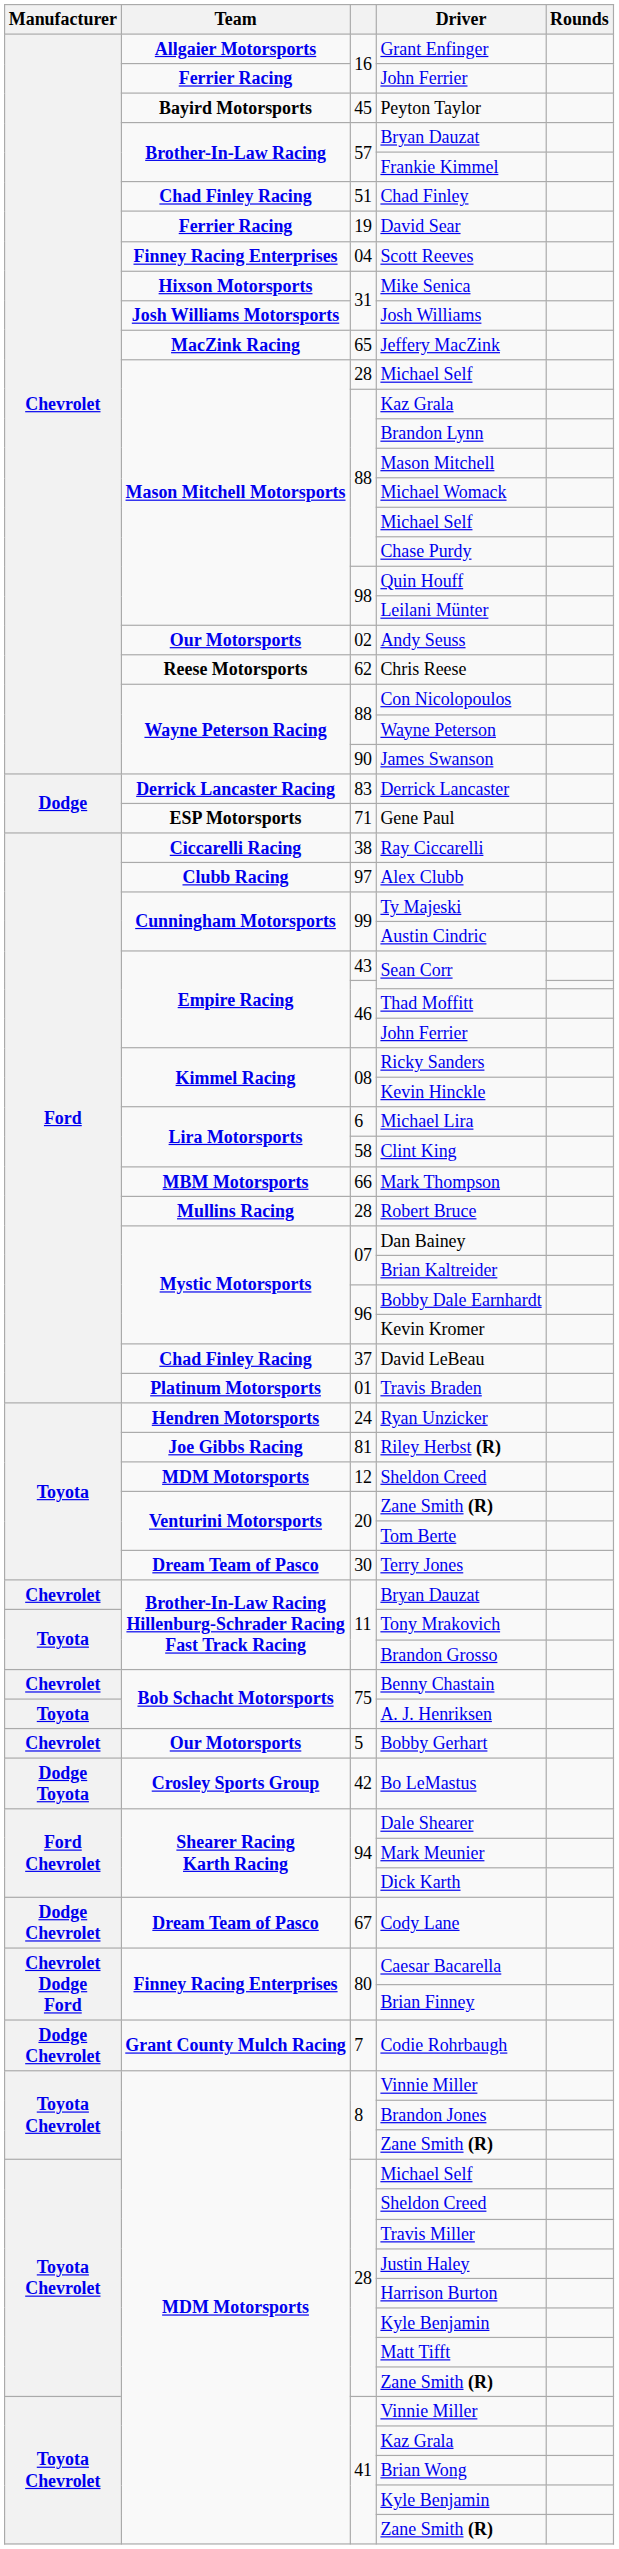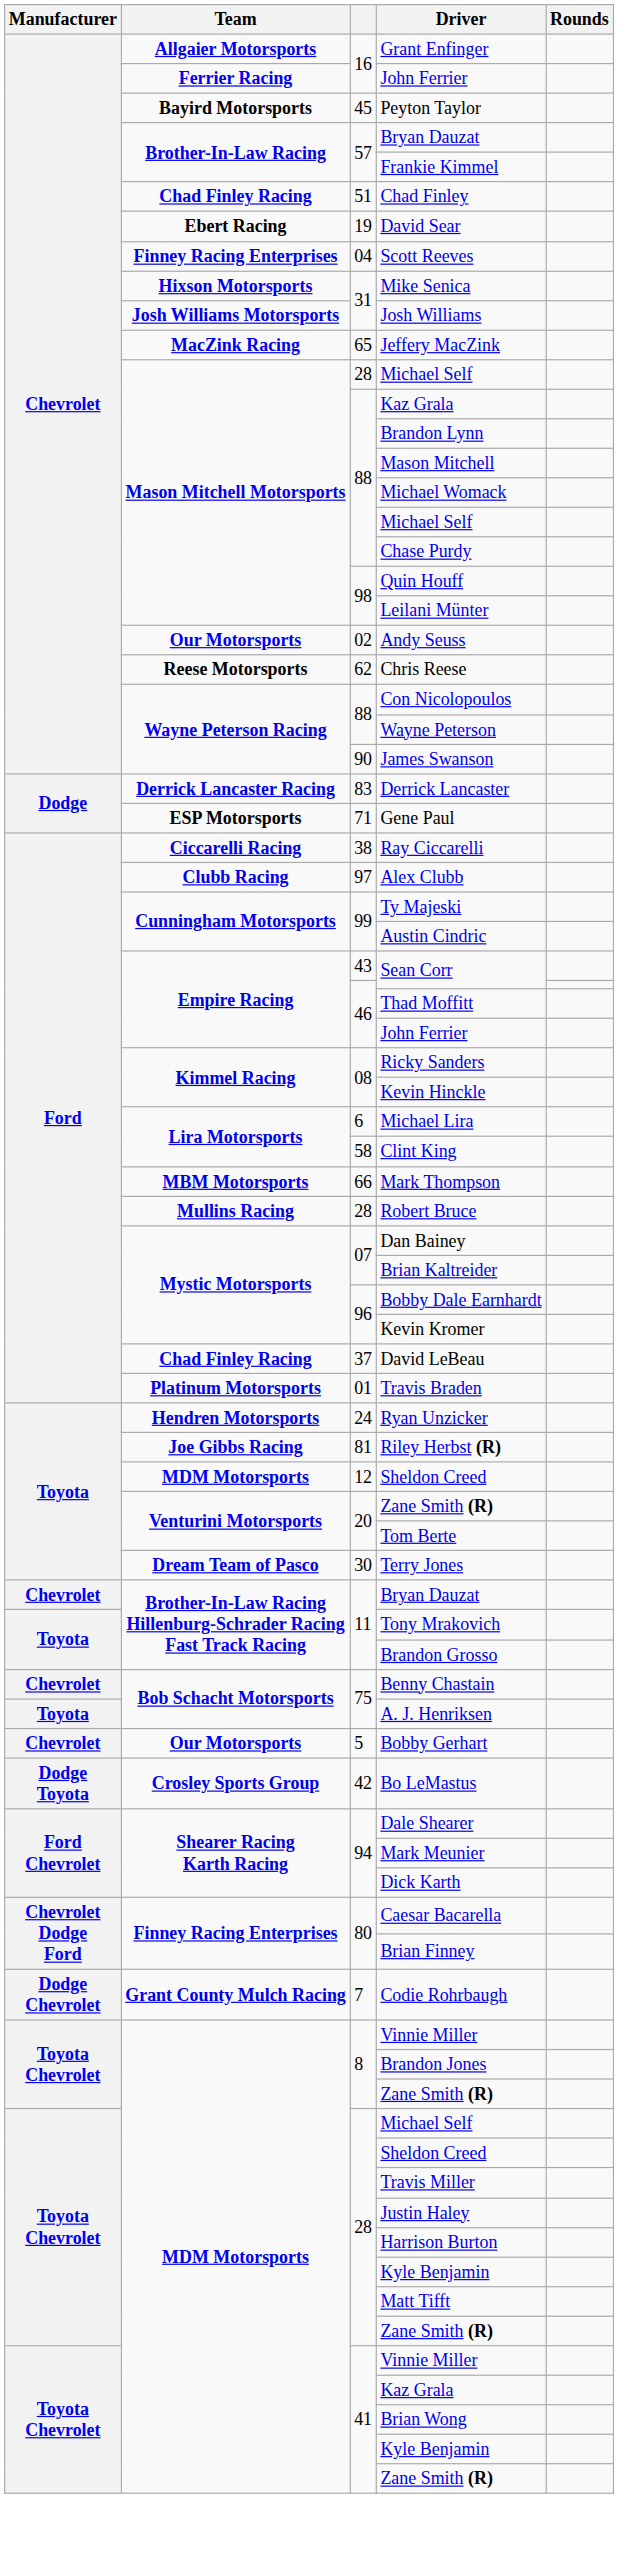(236, 226) Ferrier Racing -> (236, 226) Ebert Racing
- row: (363, 1922)
